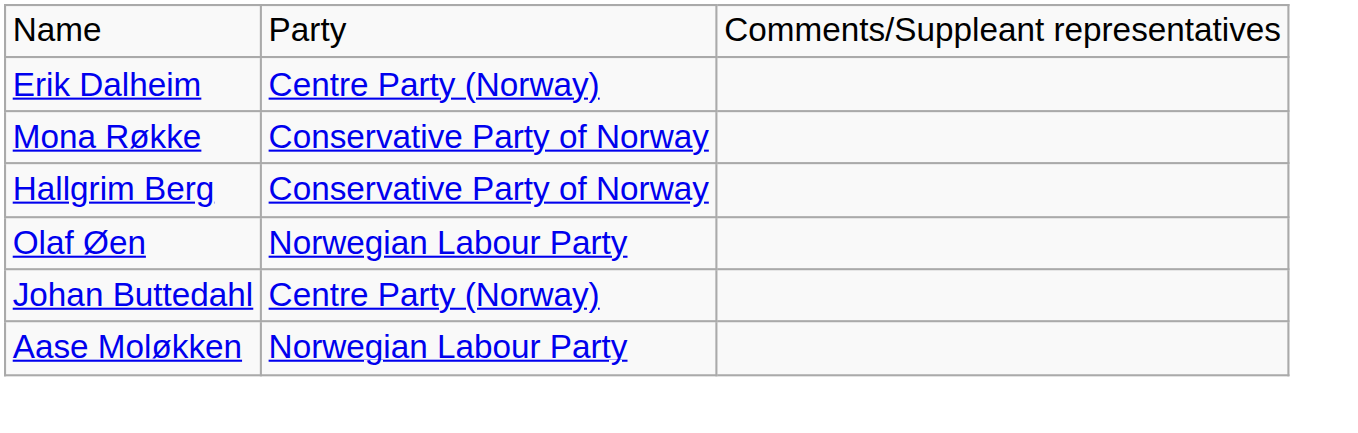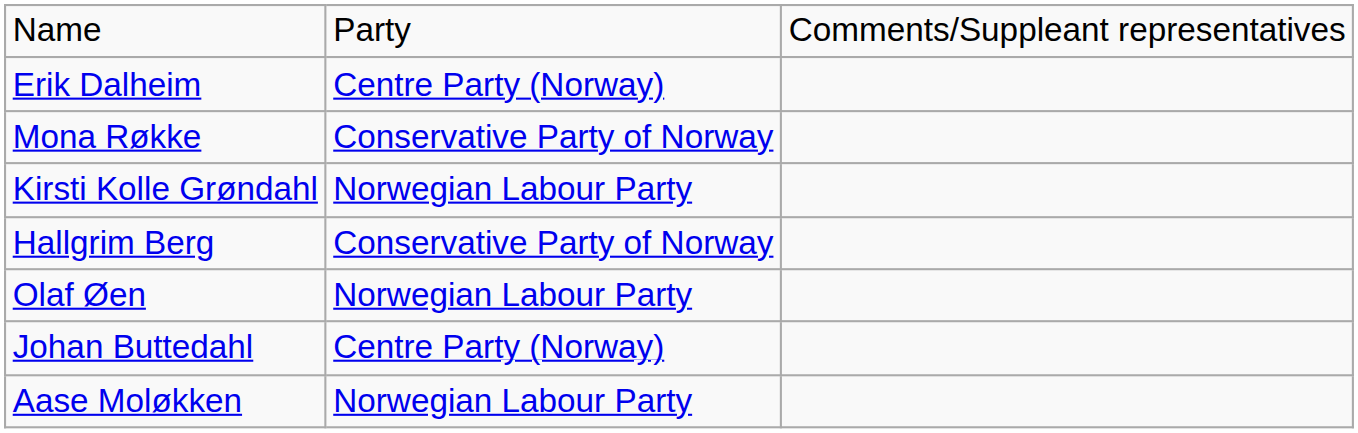+ row: (165, 189)
